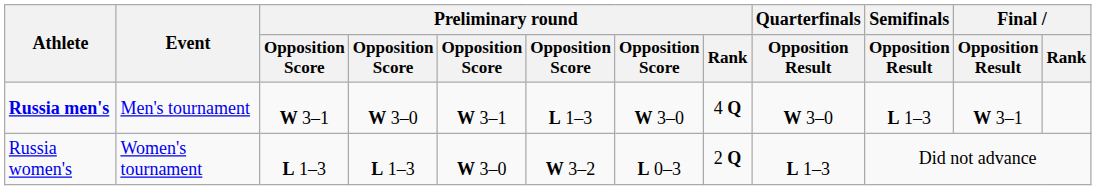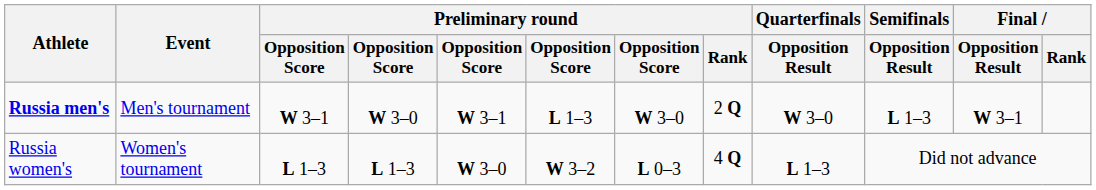(728, 108) 4 Q -> (728, 108) 2 Q
(728, 159) 2 Q -> (728, 159) 4 Q
